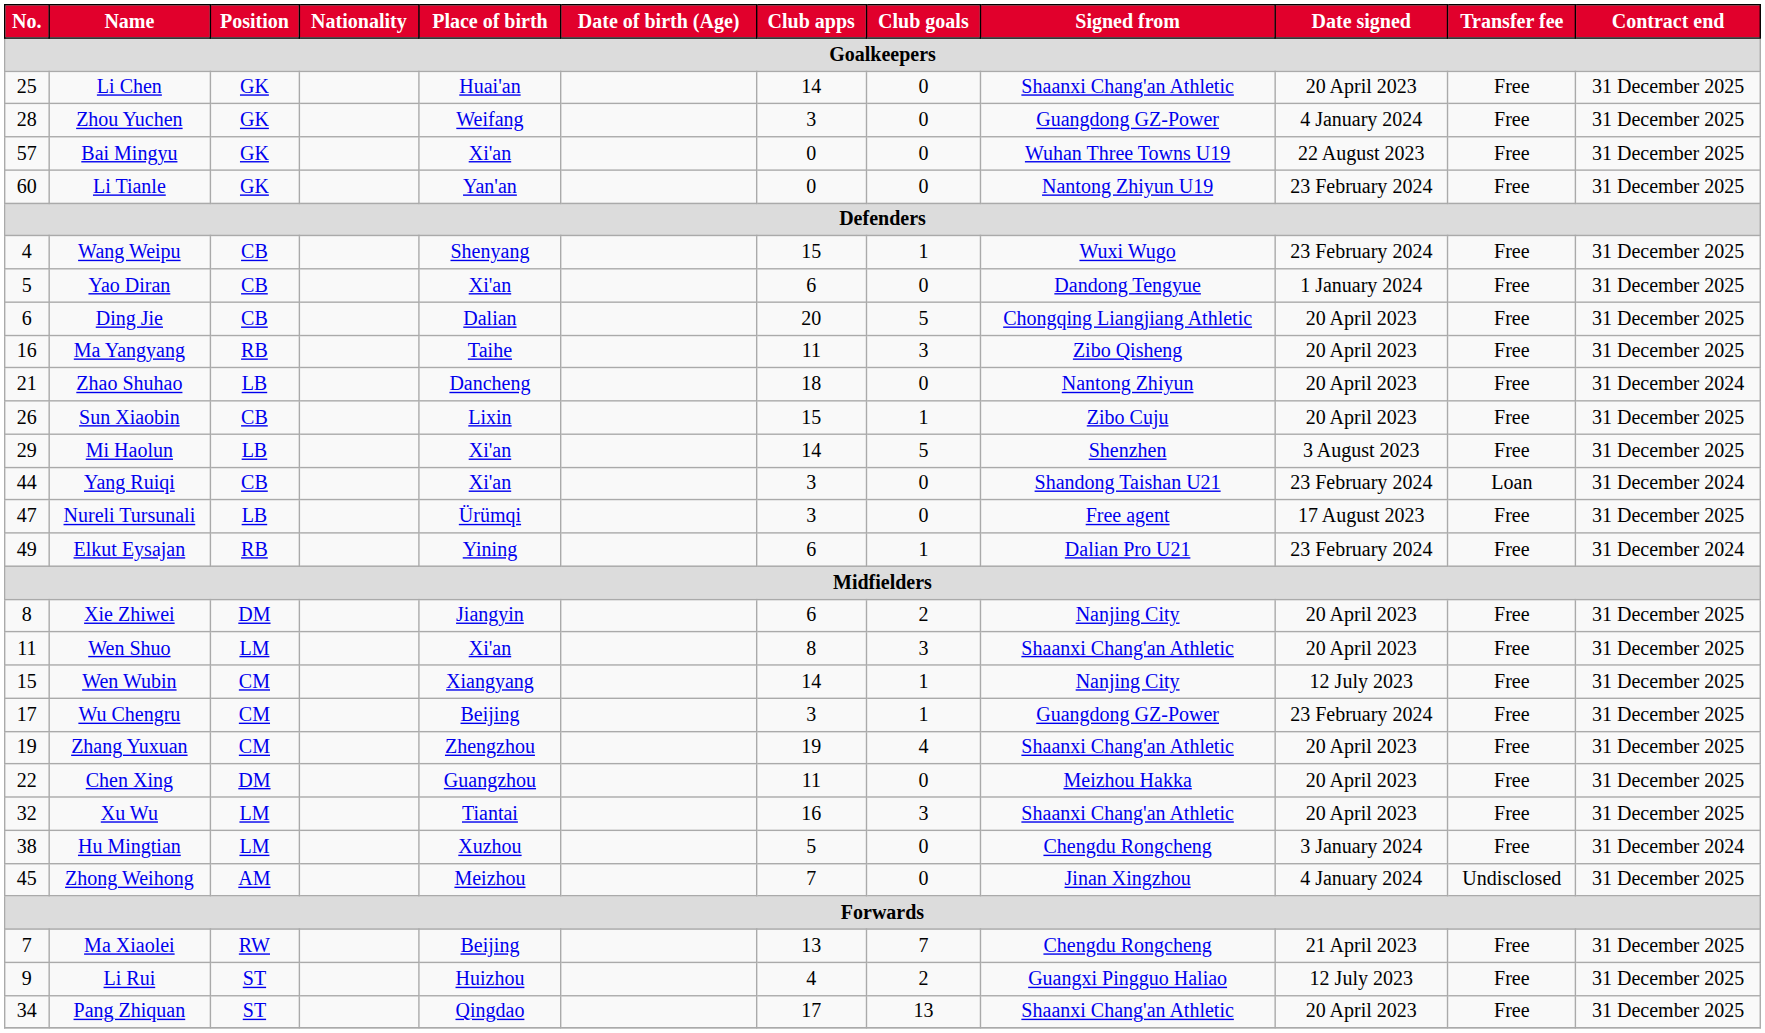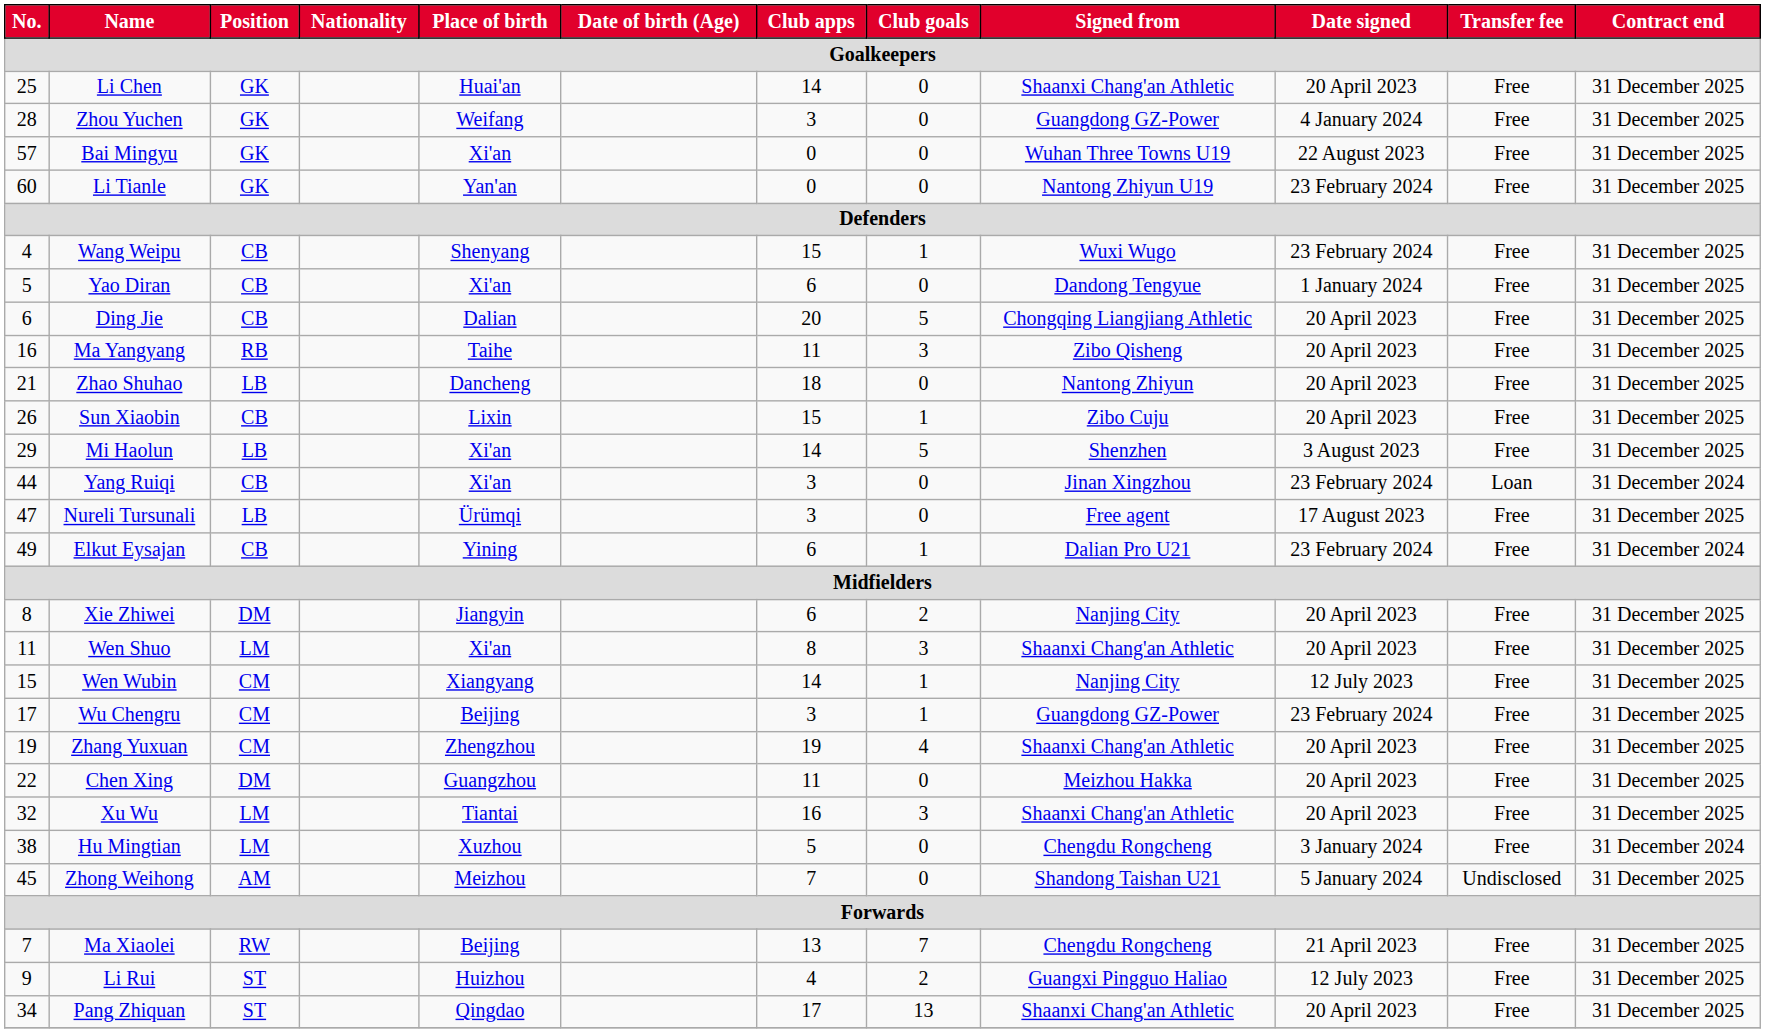(1668, 384) 31 December 2024 -> (1668, 384) 31 December 2025
(1128, 483) Shandong Taishan U21 -> (1128, 483) Jinan Xingzhou
(254, 549) RB -> (254, 549) CB
(1128, 879) Jinan Xingzhou -> (1128, 879) Shandong Taishan U21
(1361, 879) 4 January 2024 -> (1361, 879) 5 January 2024
